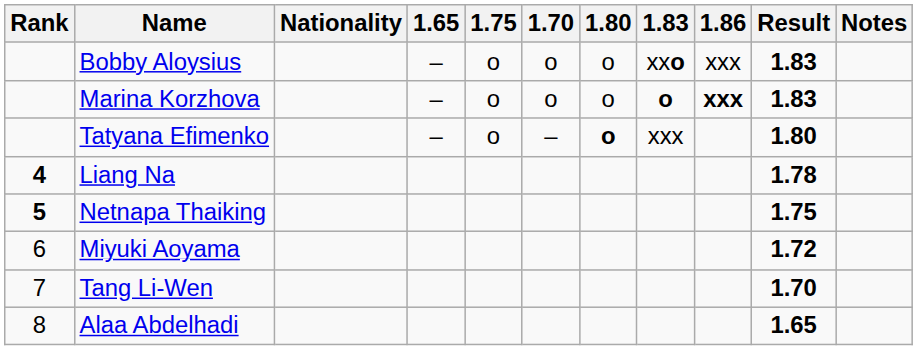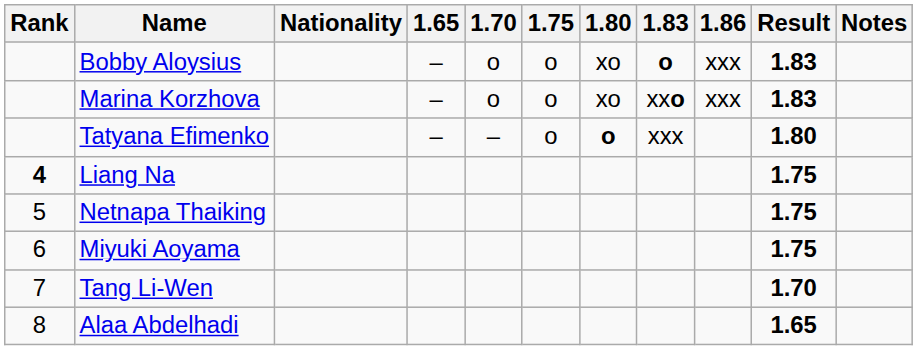columns swapped: (551, 23) <-> (493, 23)
(608, 61) o -> (608, 61) xo
(666, 61) xxo -> (666, 61) o
(608, 99) o -> (608, 99) xo
(666, 99) o -> (666, 99) xxo
(723, 99) bold -> (723, 99) normal
(794, 174) 1.78 -> (794, 174) 1.75
(39, 212) bold -> (39, 212) normal
(794, 250) 1.72 -> (794, 250) 1.75
